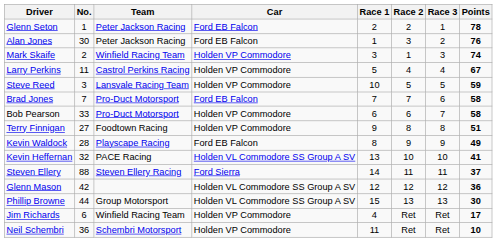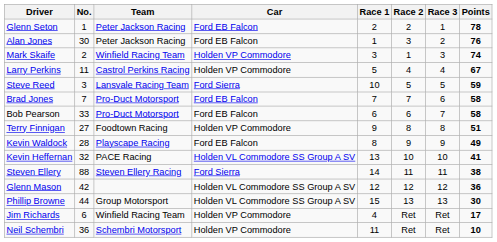(242, 85) Holden VP Commodore -> (217, 85) Ford Sierra
(242, 114) Holden VP Commodore -> (226, 114) Ford EB Falcon
(476, 172) 37 -> (476, 172) 38
